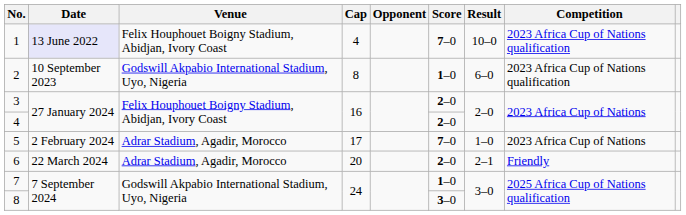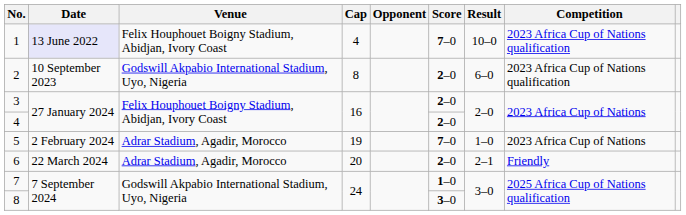(447, 75) 1–0 -> (447, 75) 2–0
(356, 141) 17 -> (356, 141) 19
